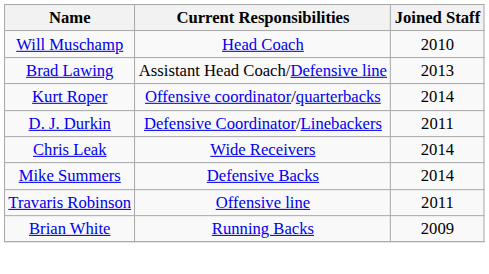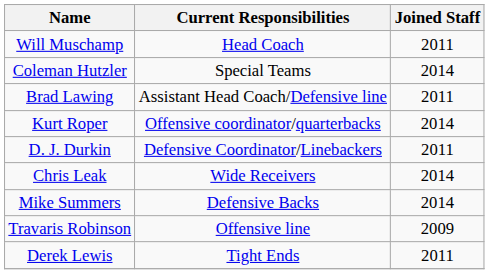(437, 44) 2010 -> (437, 44) 2011
+ row: (70, 70)
(437, 70) 2013 -> (437, 96) 2011
(437, 202) 2011 -> (437, 228) 2009
- row: (70, 228)
+ row: (70, 255)
